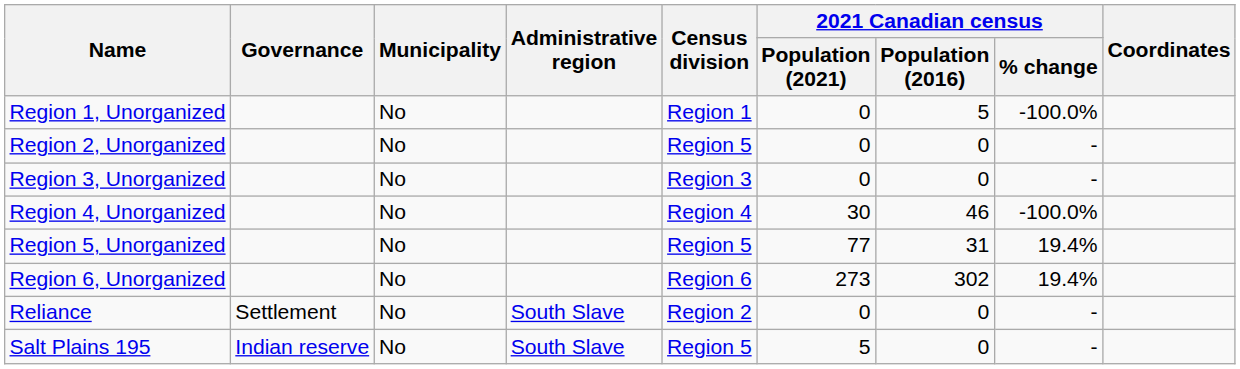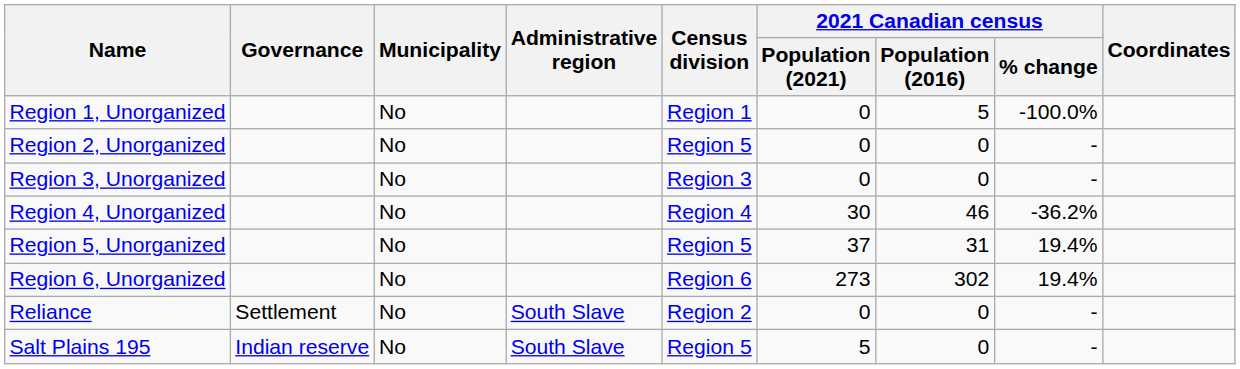(1058, 212) -100.0% -> (1064, 212) -36.2%
(859, 245) 77 -> (859, 245) 37
